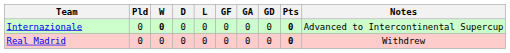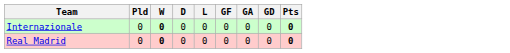- column: (404, 12)
(162, 41) normal -> (162, 41) bold
